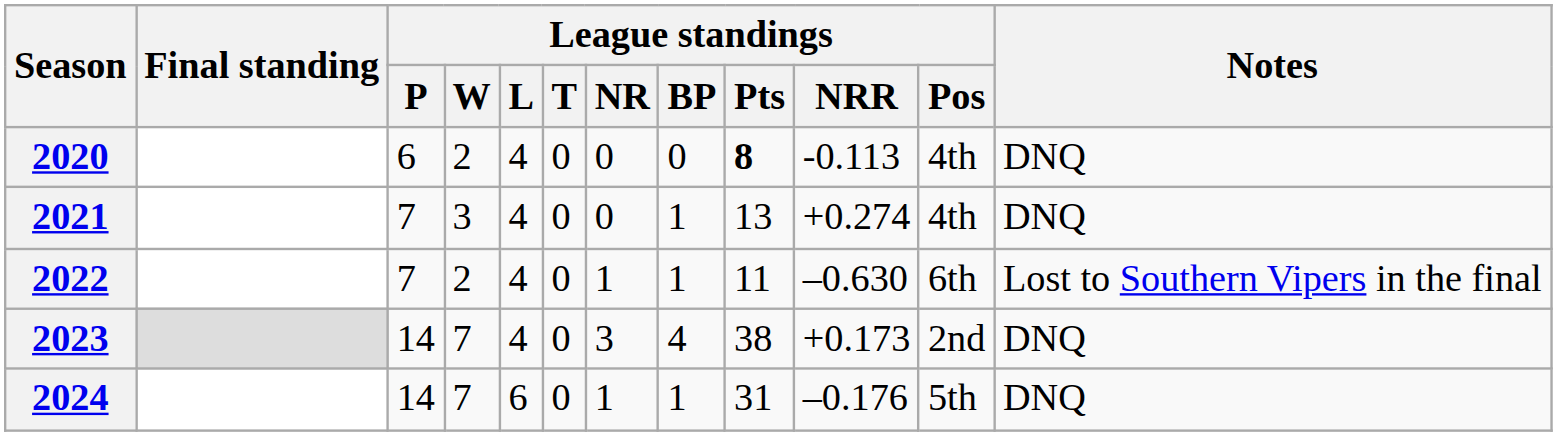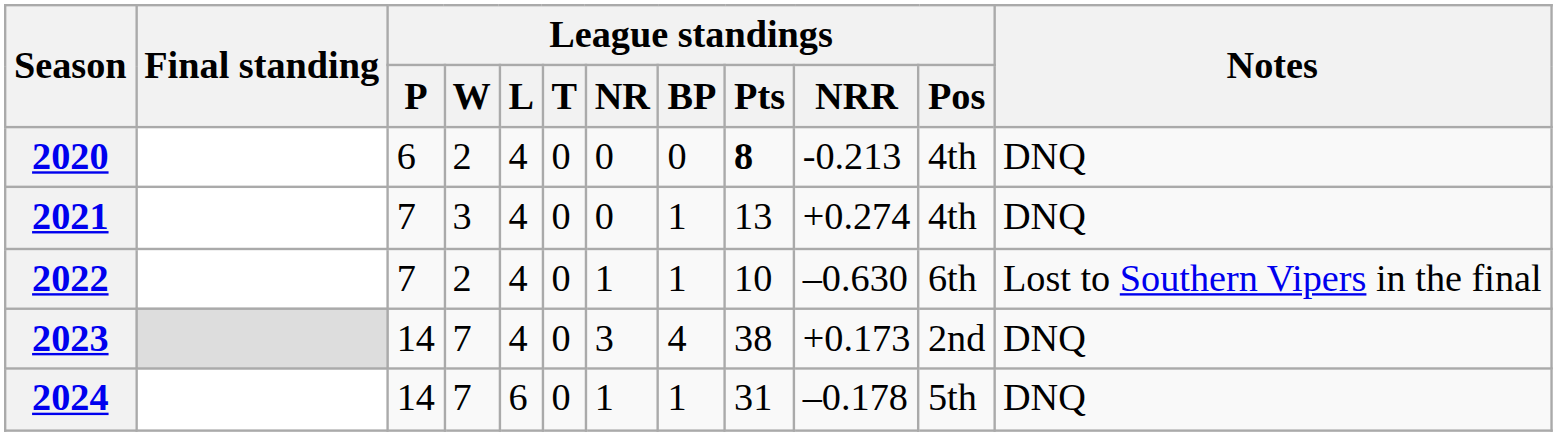(851, 156) -0.113 -> (852, 156) -0.213
(753, 277) 11 -> (753, 277) 10
(855, 398) –0.176 -> (855, 398) –0.178
